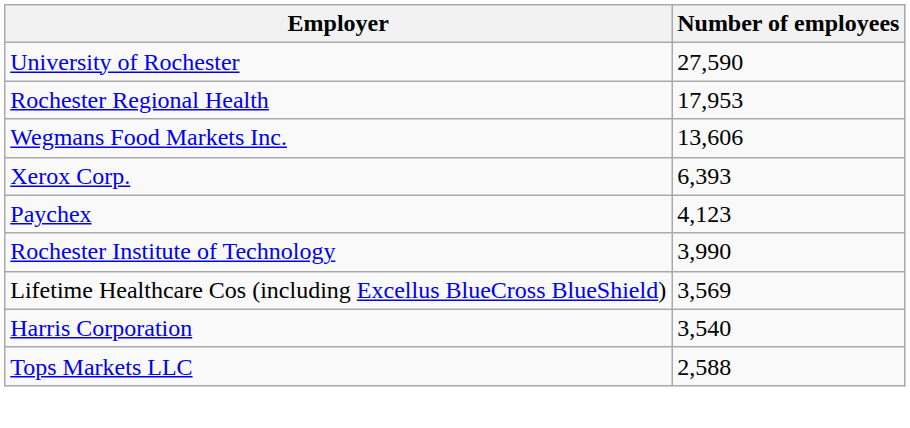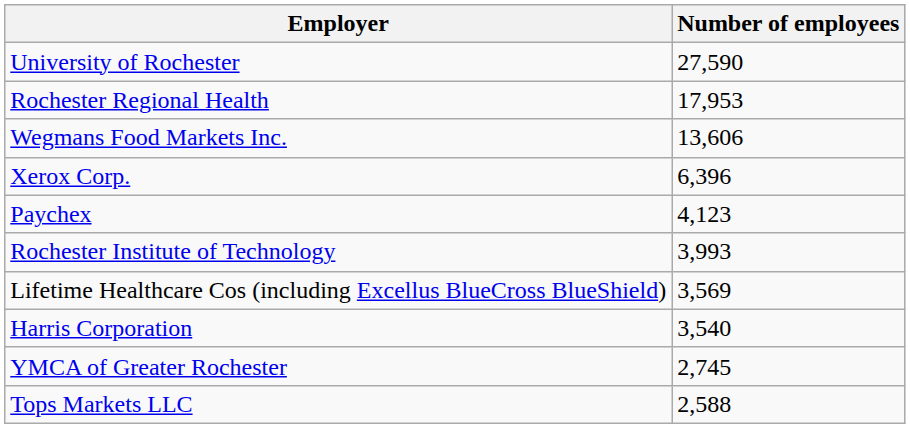(704, 175) 6,393 -> (704, 175) 6,396
(704, 251) 3,990 -> (704, 251) 3,993
+ row: (149, 366)
